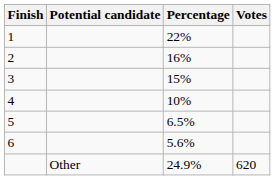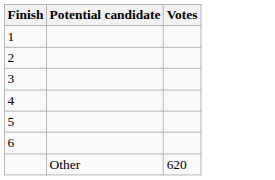- column: (198, 15)
